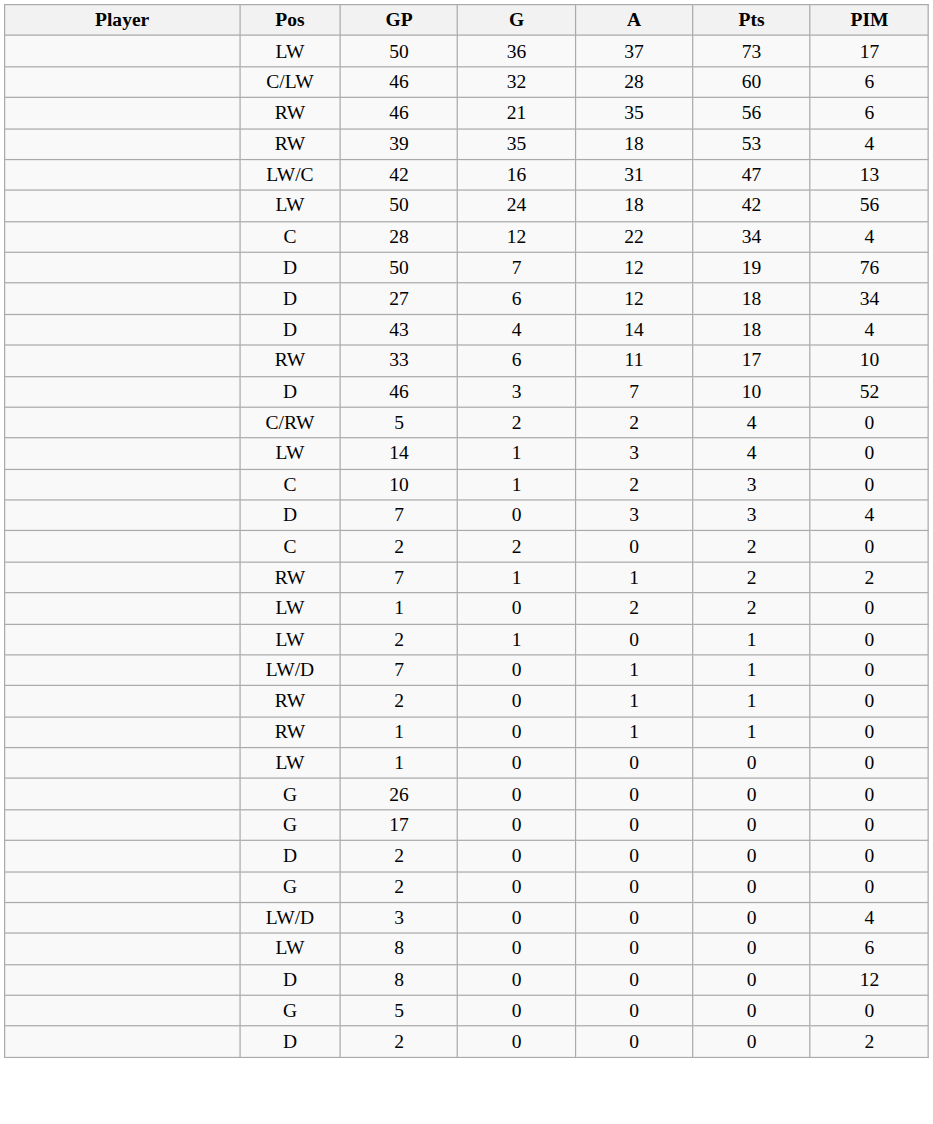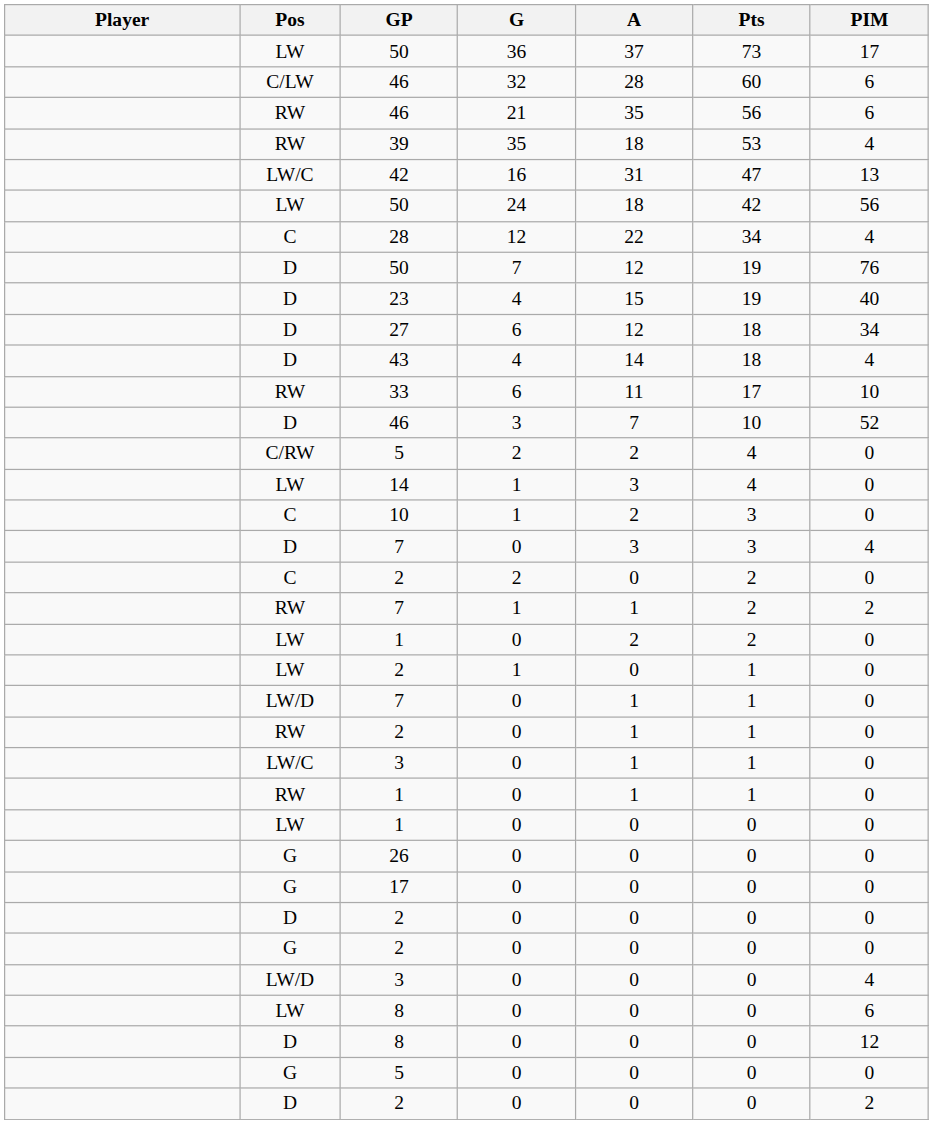+ row: (290, 298)
+ row: (290, 762)
